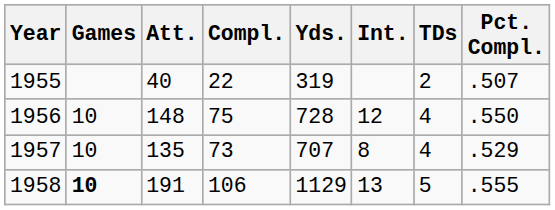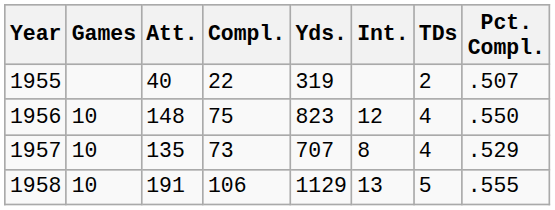(315, 117) 728 -> (315, 117) 823
(85, 187) bold -> (85, 187) normal
